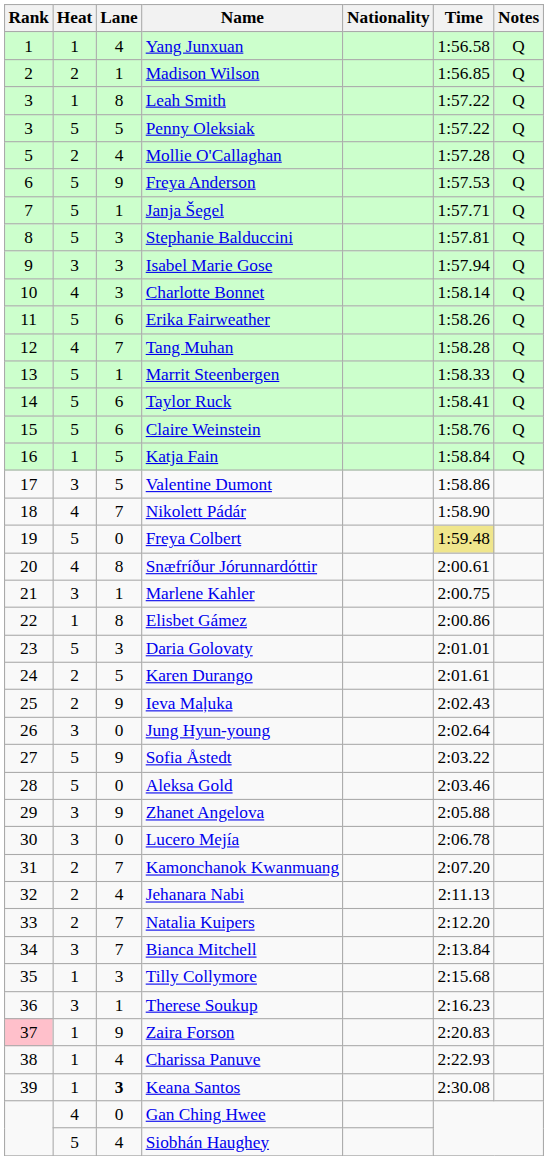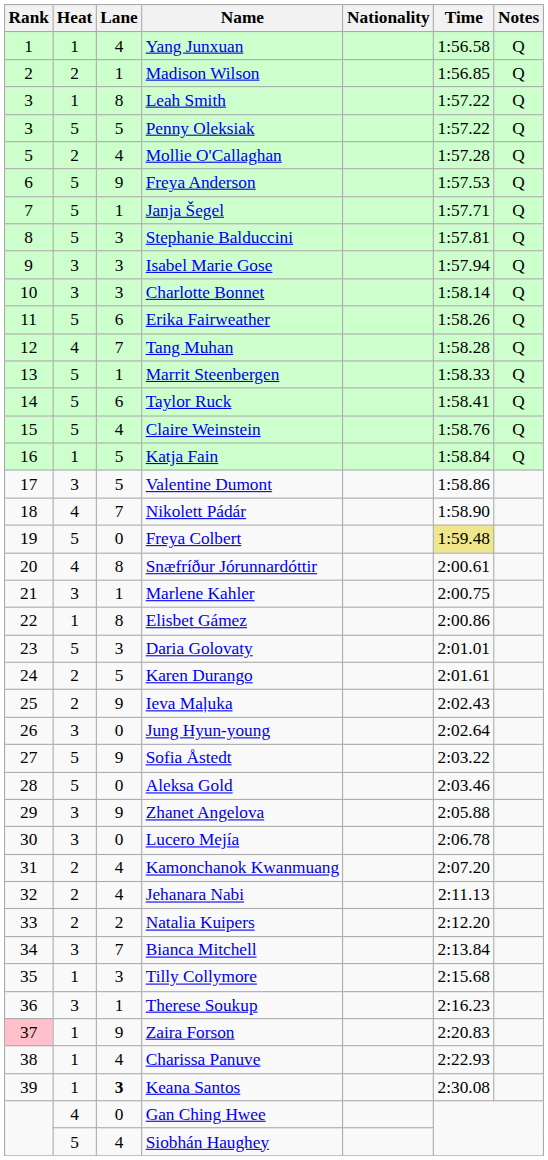(75, 292) 4 -> (75, 292) 3
(119, 429) 6 -> (119, 429) 4
(119, 867) 7 -> (119, 867) 4
(119, 922) 7 -> (119, 922) 2
